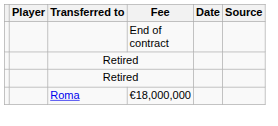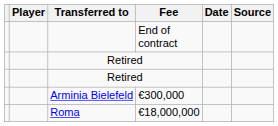+ row: (92, 95)
